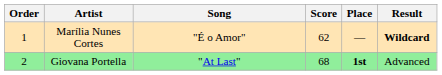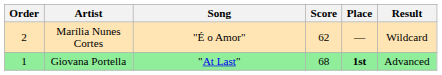(24, 37) 1 -> (24, 37) 2
(407, 37) bold -> (407, 37) normal
(24, 61) 2 -> (24, 61) 1
